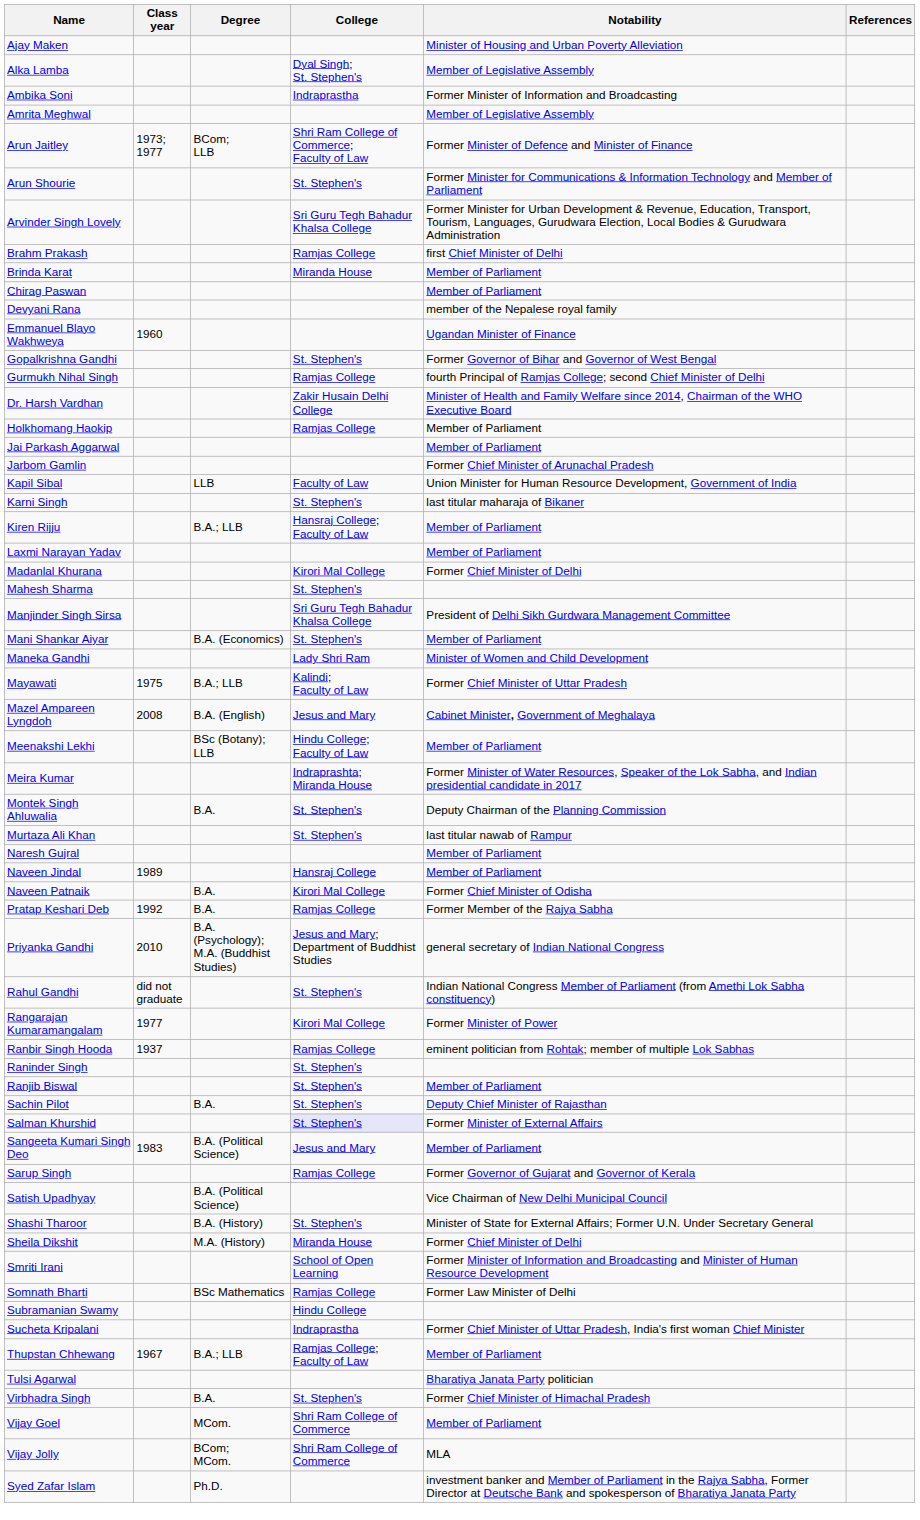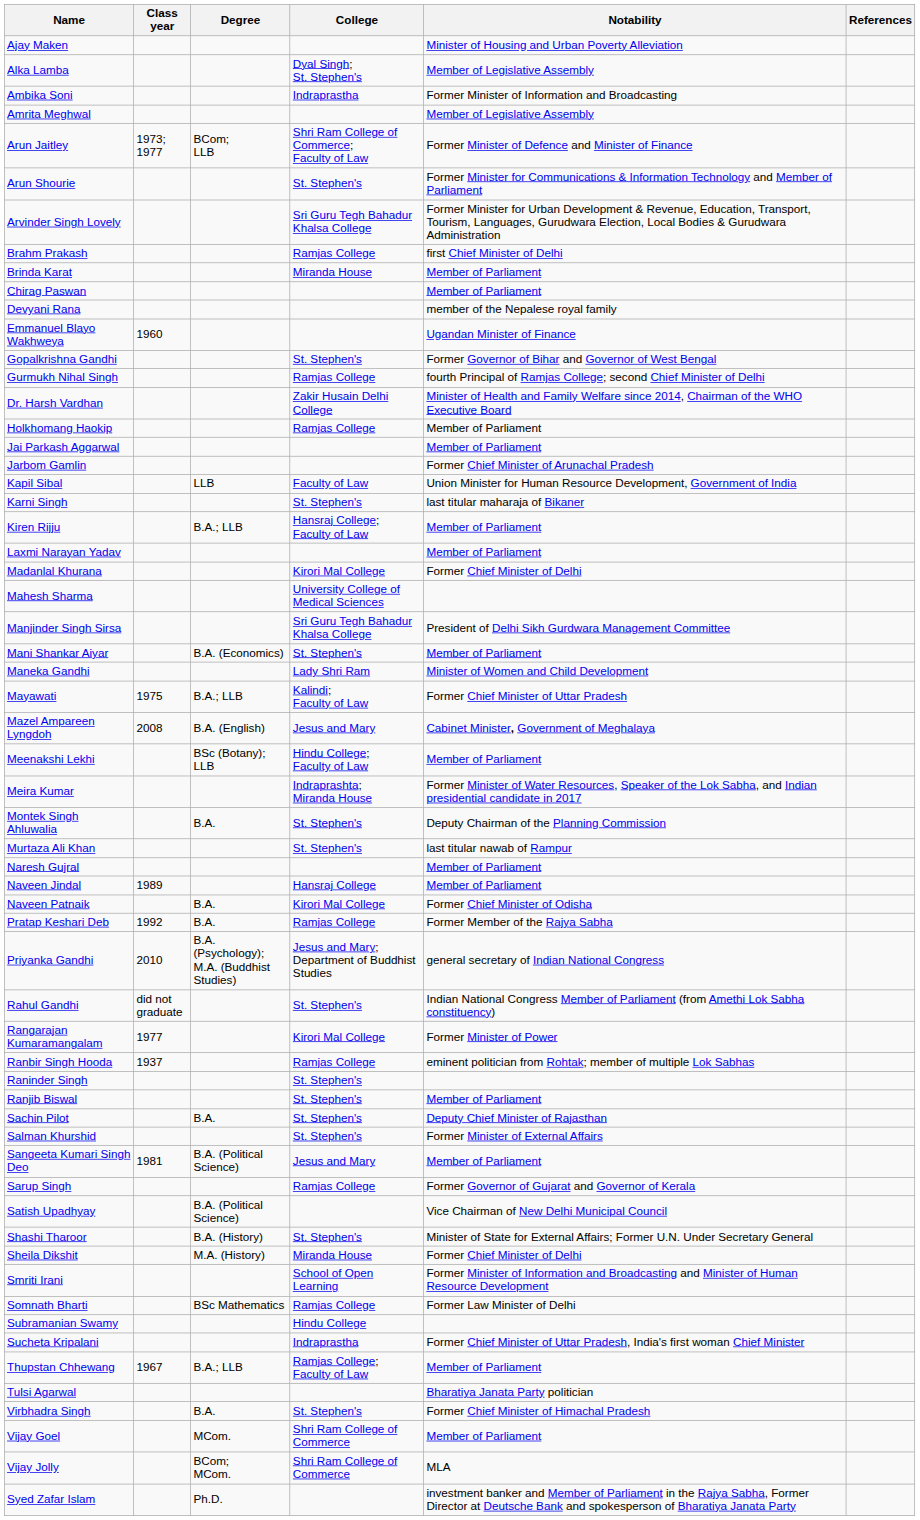(327, 589) St. Stephen's -> (346, 596) University College of Medical Sciences
(327, 1123) lavender background -> (327, 1136) no background
(149, 1148) 1983 -> (149, 1161) 1981
